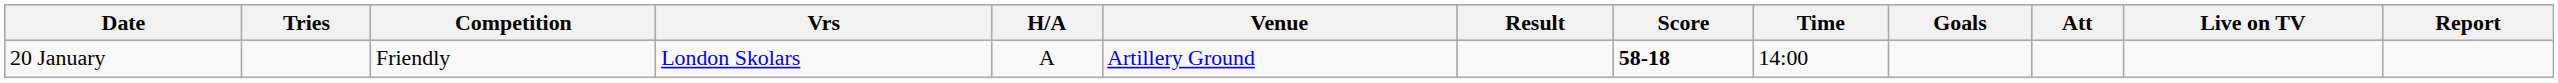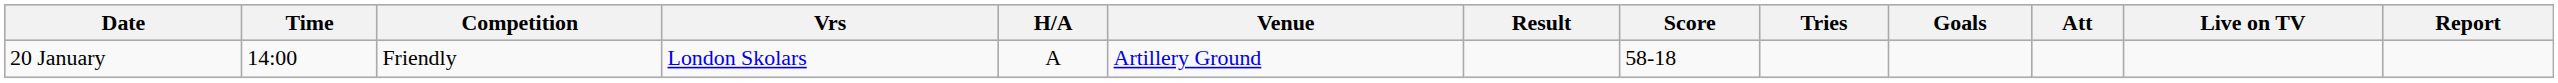columns swapped: (1821, 22) <-> (307, 22)
(1644, 58) bold -> (1651, 58) normal
